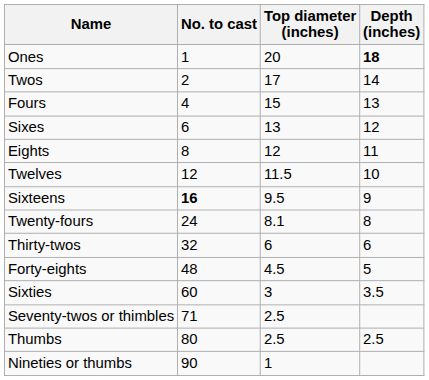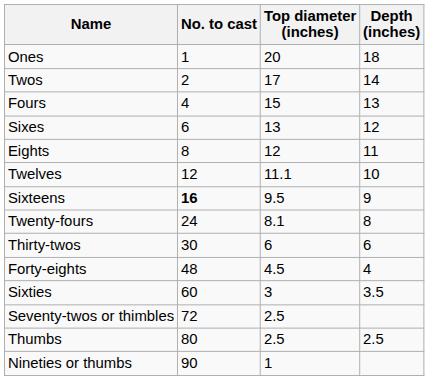(371, 56) bold -> (371, 56) normal
(278, 174) 11.5 -> (278, 174) 11.1
(189, 245) 32 -> (189, 245) 30
(367, 269) 5 -> (367, 269) 4
(189, 316) 71 -> (189, 316) 72
